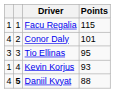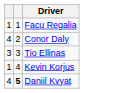- column: (94, 11)
